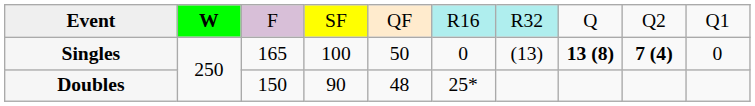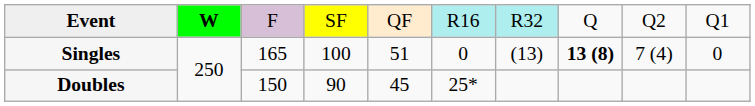(400, 53) 50 -> (400, 53) 51
(654, 53) bold -> (654, 53) normal
(400, 85) 48 -> (400, 85) 45
